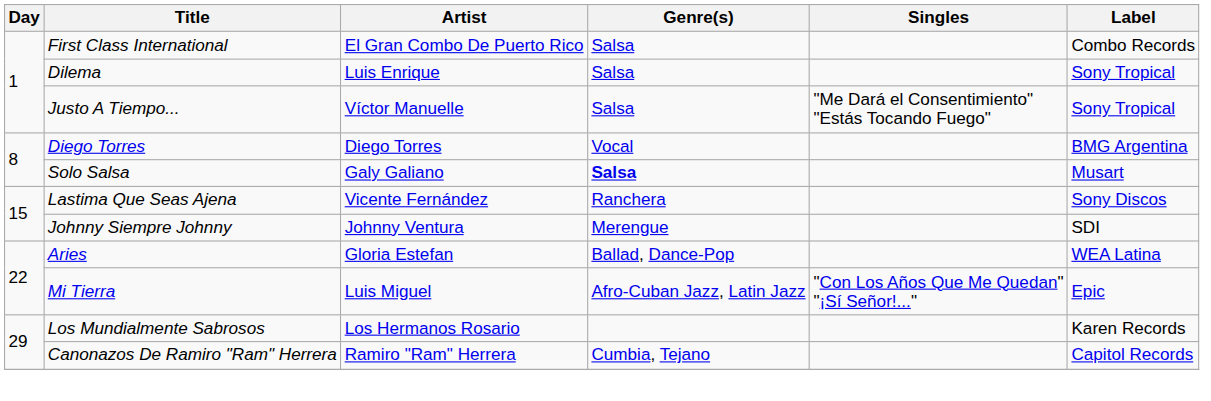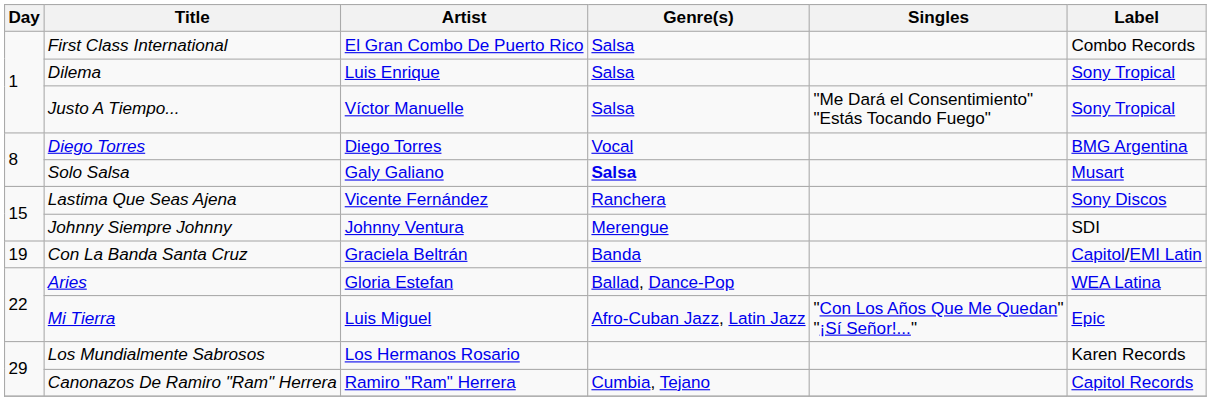+ row: (148, 254)
